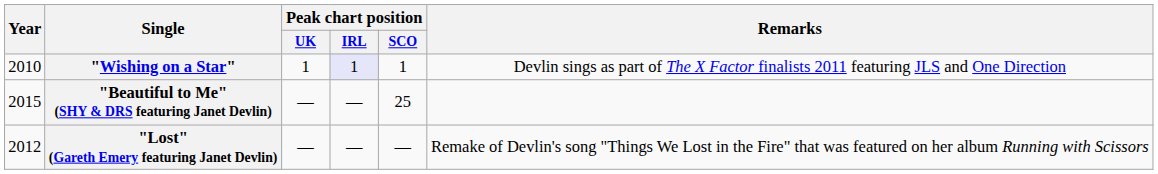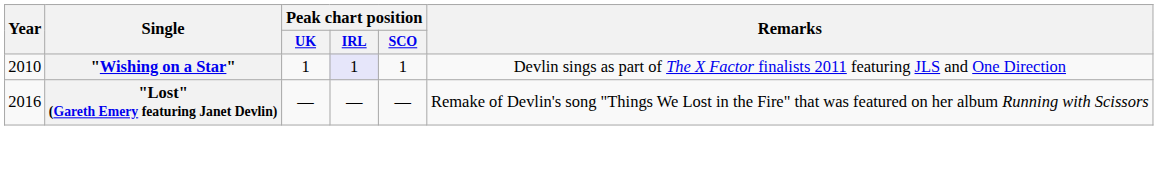- row: (163, 102)
(25, 146) 2012 -> (25, 102) 2016
